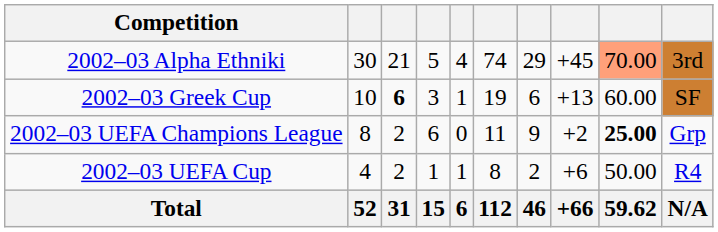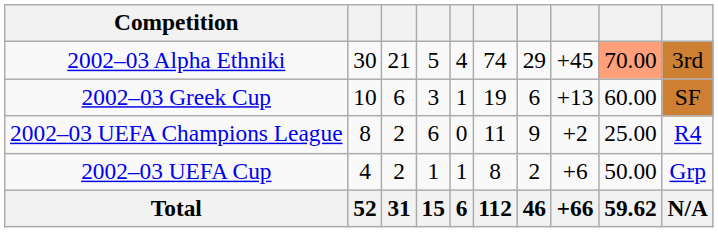(399, 97) bold -> (399, 97) normal
(631, 134) bold -> (631, 134) normal
(688, 134) Grp -> (688, 134) R4
(688, 171) R4 -> (688, 171) Grp
